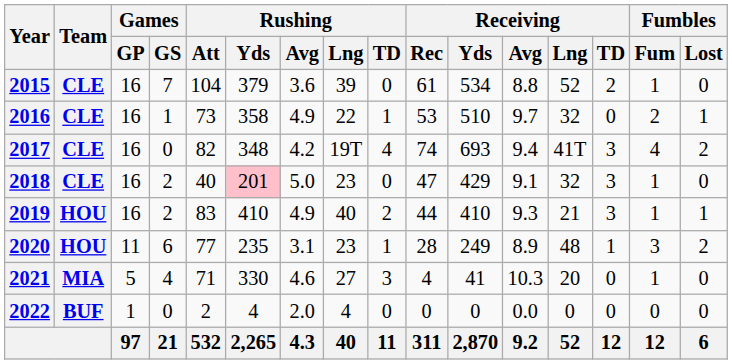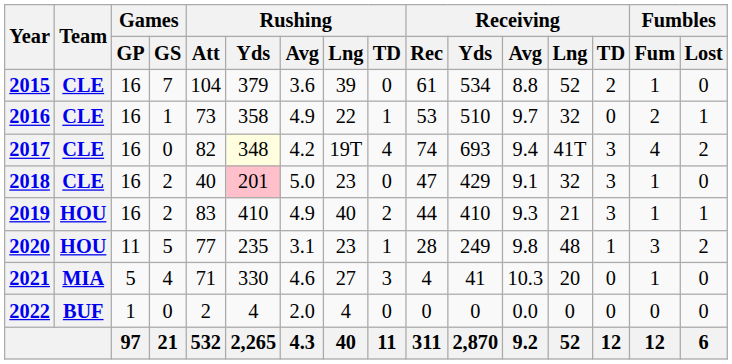(253, 149) no background -> (253, 149) lightyellow background
(168, 246) 6 -> (168, 246) 5
(525, 246) 8.9 -> (525, 246) 9.8
